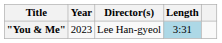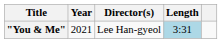(81, 30) 2023 -> (81, 30) 2021
